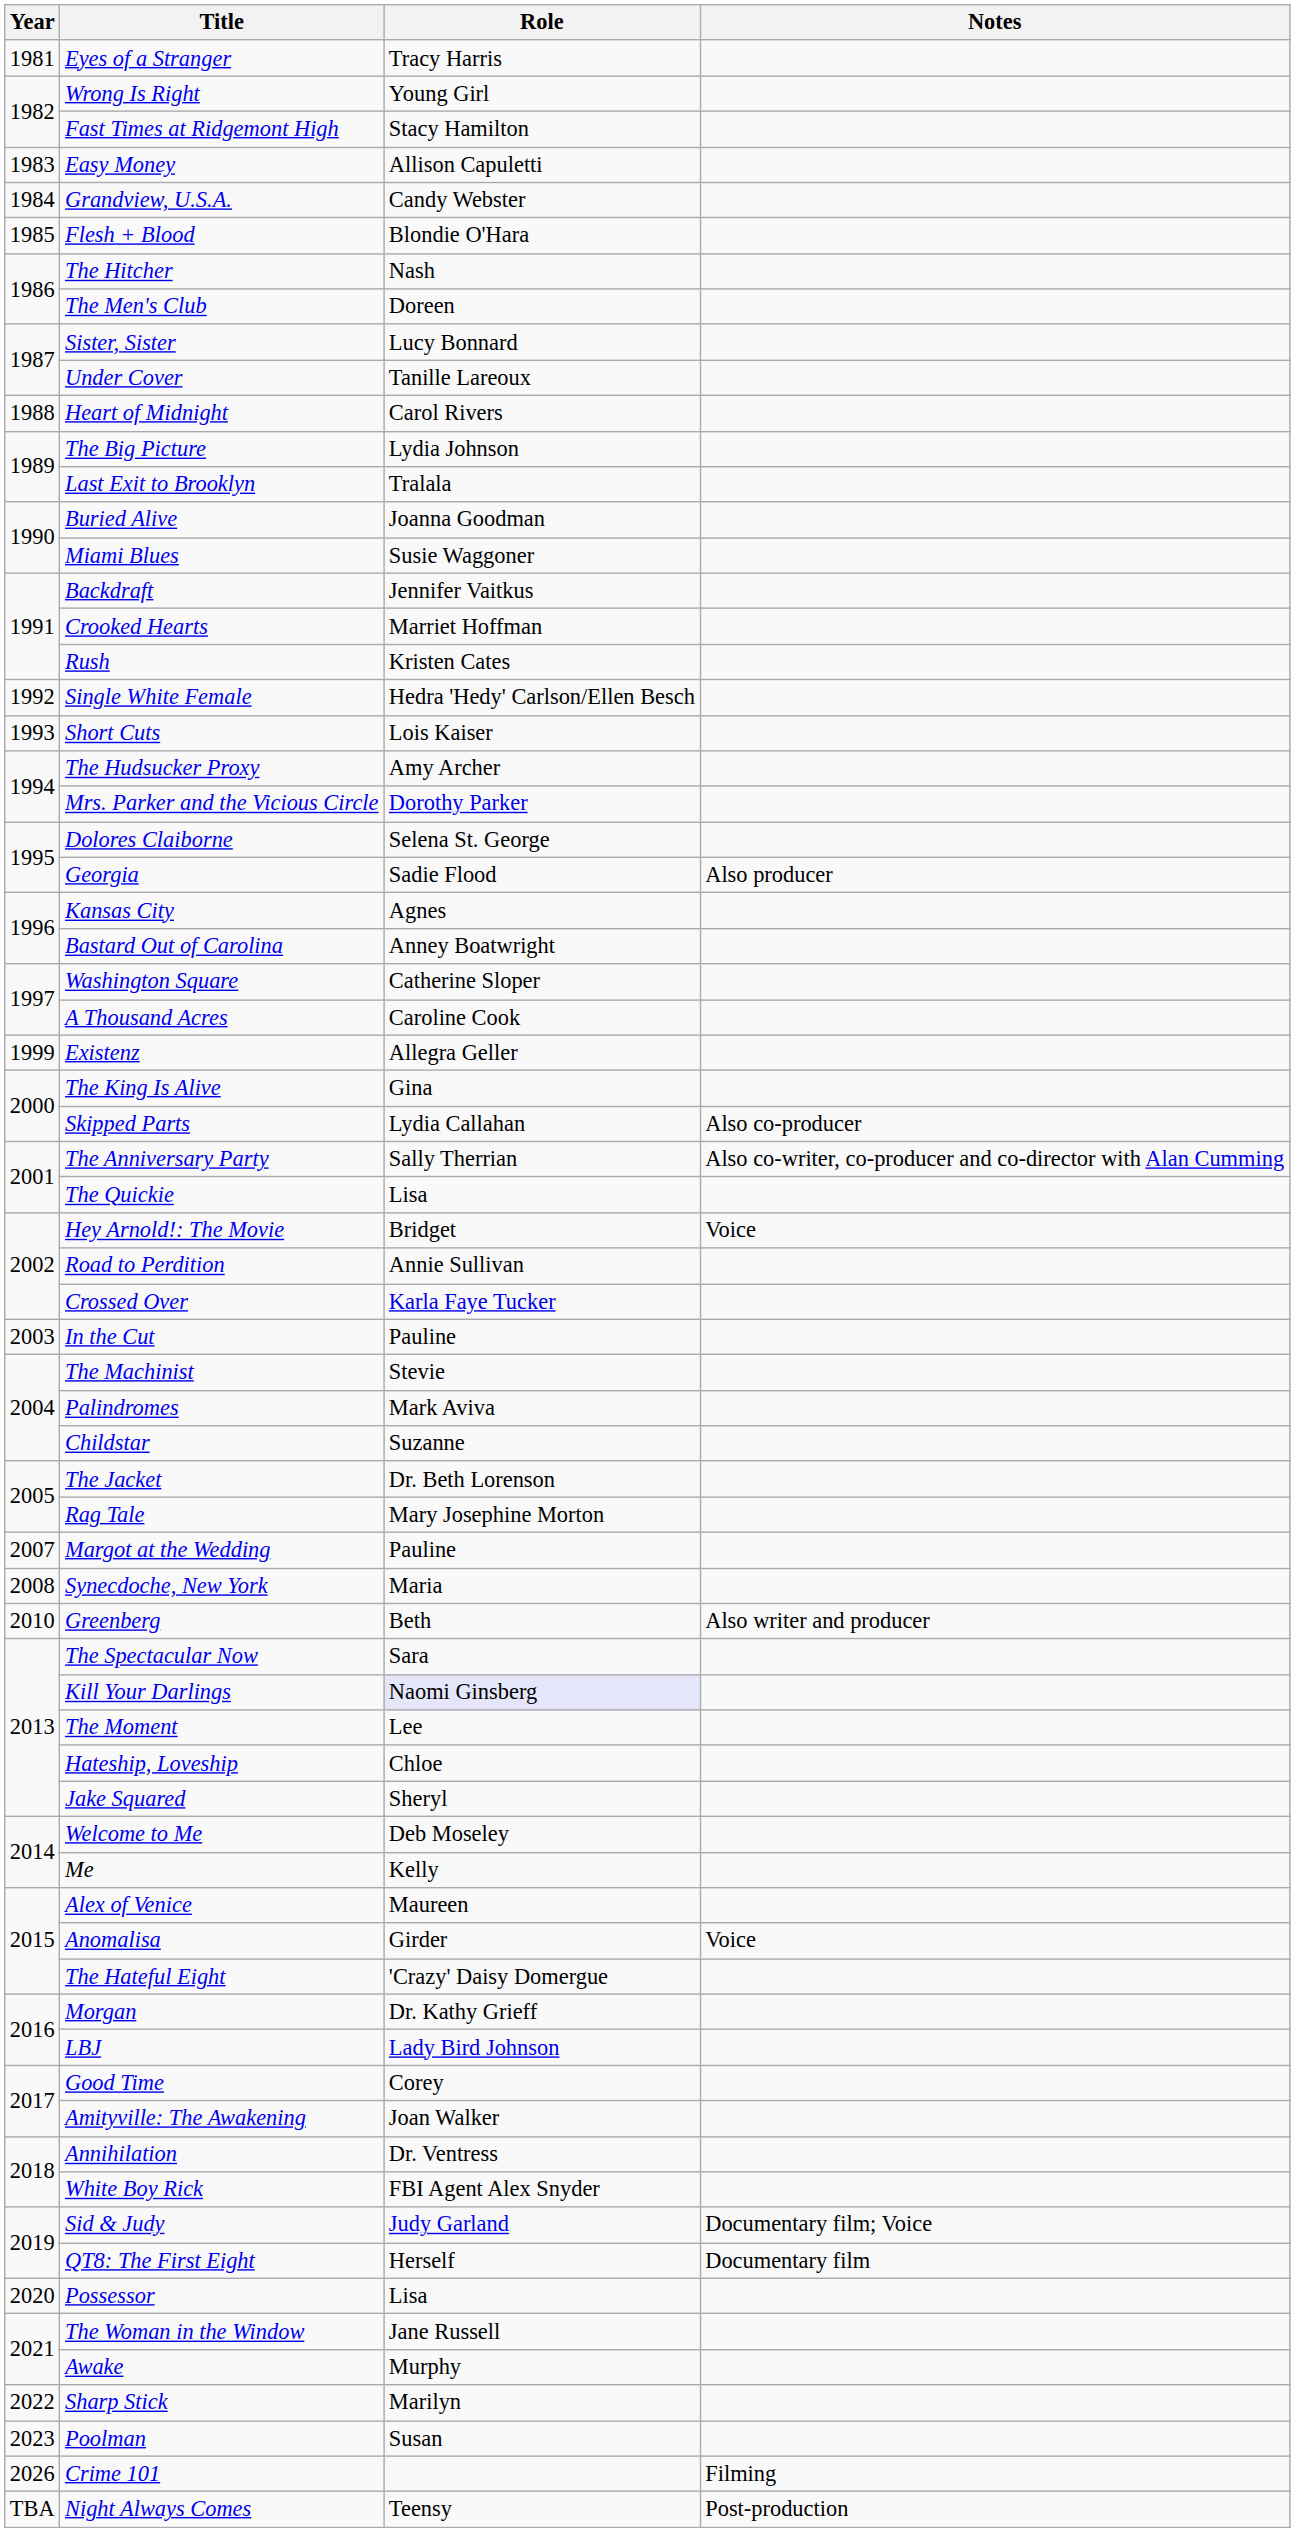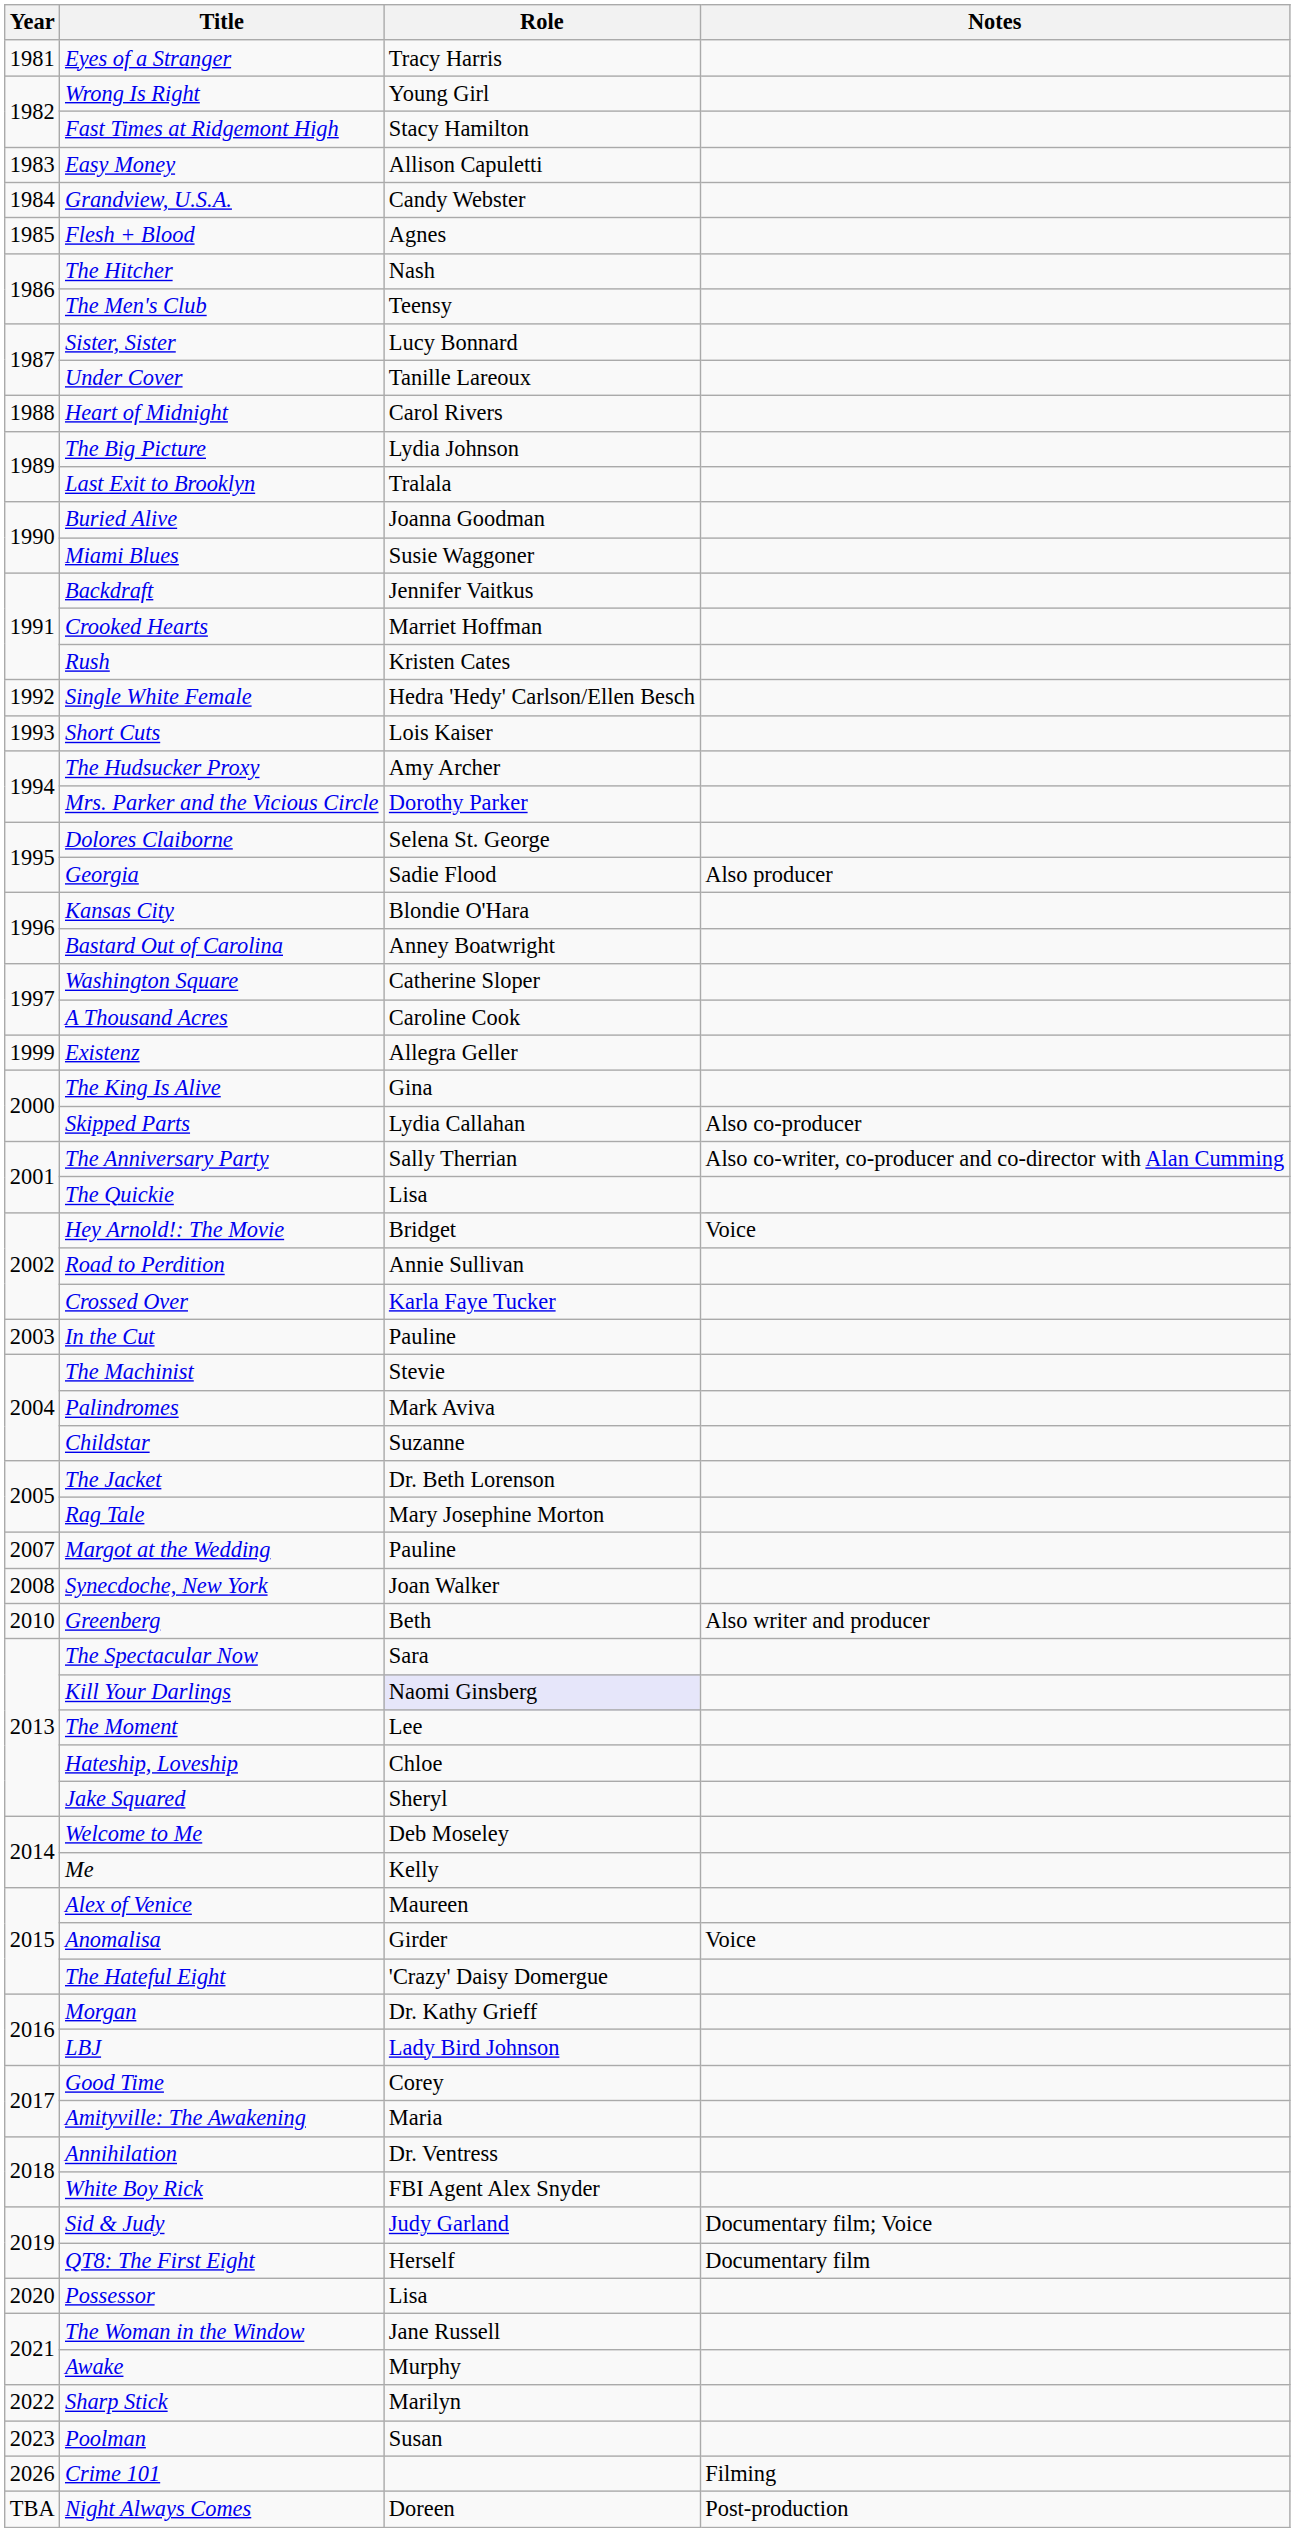(459, 235) Blondie O'Hara -> (417, 235) Agnes
(422, 306) Doreen -> (420, 306) Teensy
(417, 910) Agnes -> (459, 910) Blondie O'Hara
(416, 1585) Maria -> (444, 1585) Joan Walker
(444, 2118) Joan Walker -> (416, 2118) Maria
(420, 2509) Teensy -> (422, 2509) Doreen
